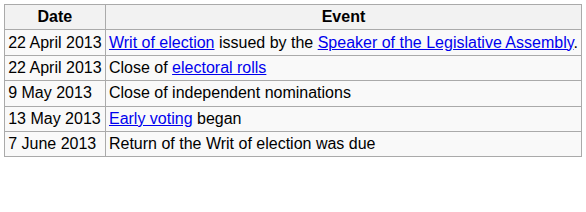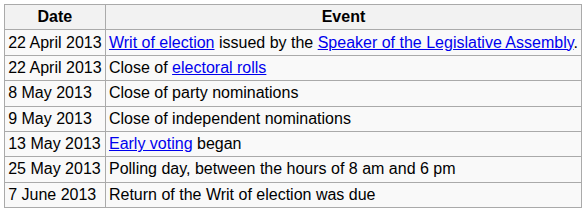+ row: (204, 93)
+ row: (282, 169)
